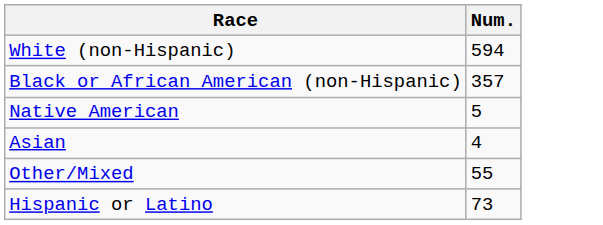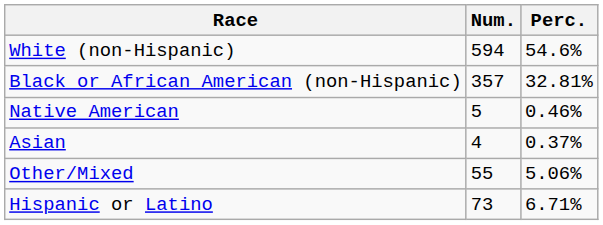+ column: (559, 20)
